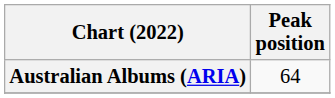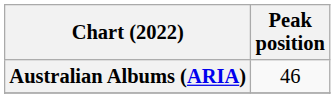(290, 76) 64 -> (290, 76) 46
